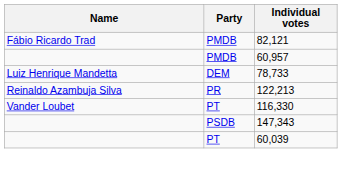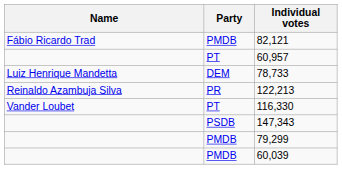(222, 57) PMDB -> (213, 57) PT
+ row: (273, 139)
(213, 139) PT -> (222, 156) PMDB
